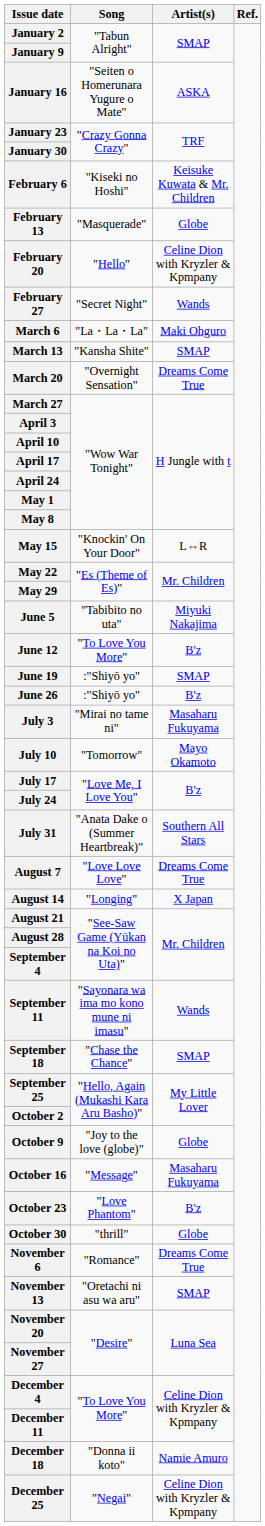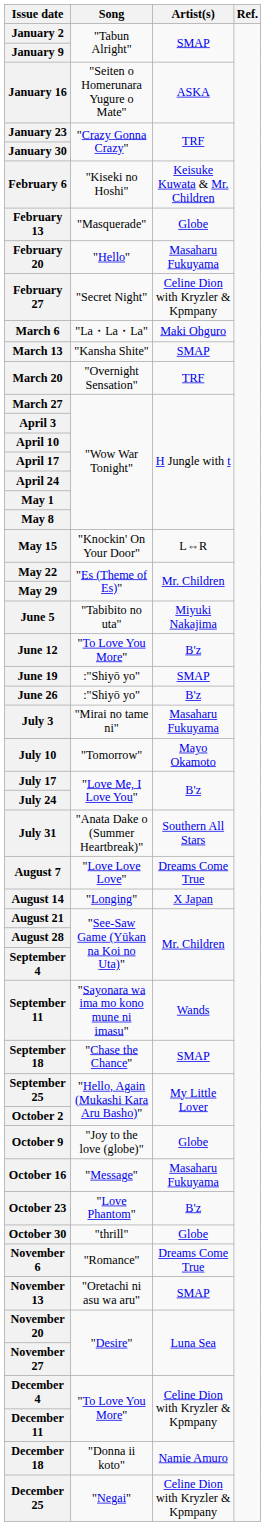(193, 264) Celine Dion with Kryzler & Kpmpany -> (193, 257) Masaharu Fukuyama
(193, 303) Wands -> (193, 297) Celine Dion with Kryzler & Kpmpany
(193, 377) Dreams Come True -> (193, 377) TRF
